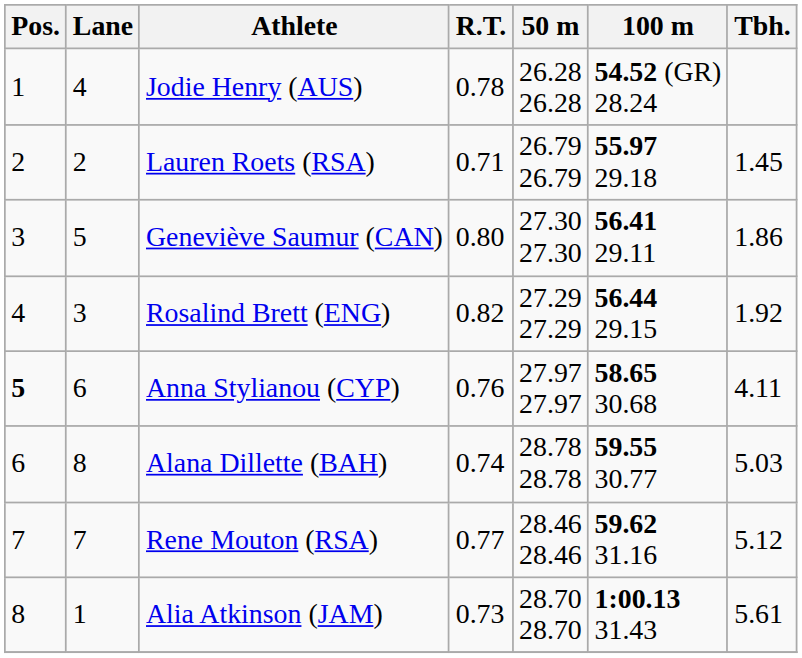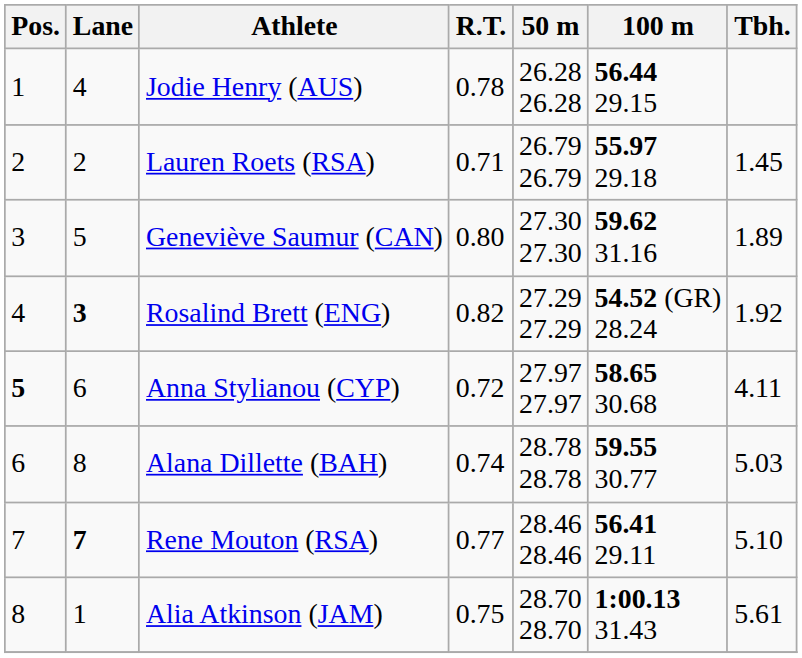(658, 86) 54.52 (GR) 28.24 -> (626, 86) 56.44 29.15
(626, 237) 56.41 29.11 -> (626, 237) 59.62 31.16
(759, 237) 1.86 -> (759, 237) 1.89
(80, 312) normal -> (80, 312) bold
(626, 312) 56.44 29.15 -> (658, 312) 54.52 (GR) 28.24
(480, 388) 0.76 -> (480, 388) 0.72
(80, 539) normal -> (80, 539) bold
(626, 539) 59.62 31.16 -> (626, 539) 56.41 29.11
(759, 539) 5.12 -> (759, 539) 5.10
(480, 614) 0.73 -> (480, 614) 0.75
